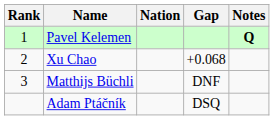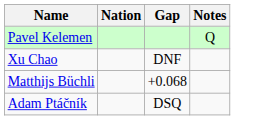- column: (24, 15)
(249, 37) bold -> (210, 37) normal
(206, 59) +0.068 -> (167, 59) DNF
(206, 81) DNF -> (167, 81) +0.068
